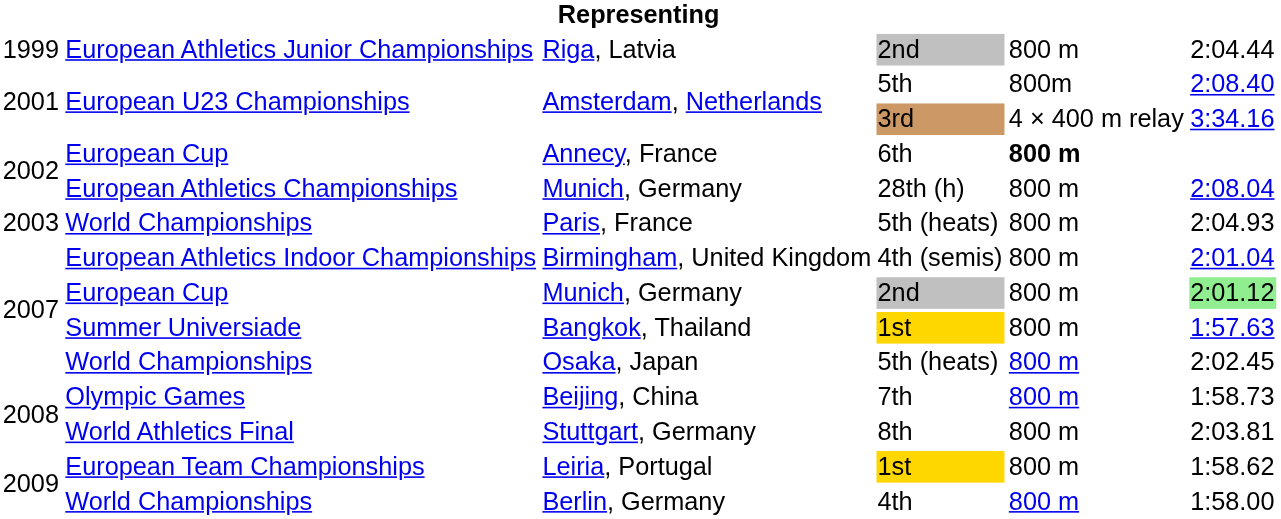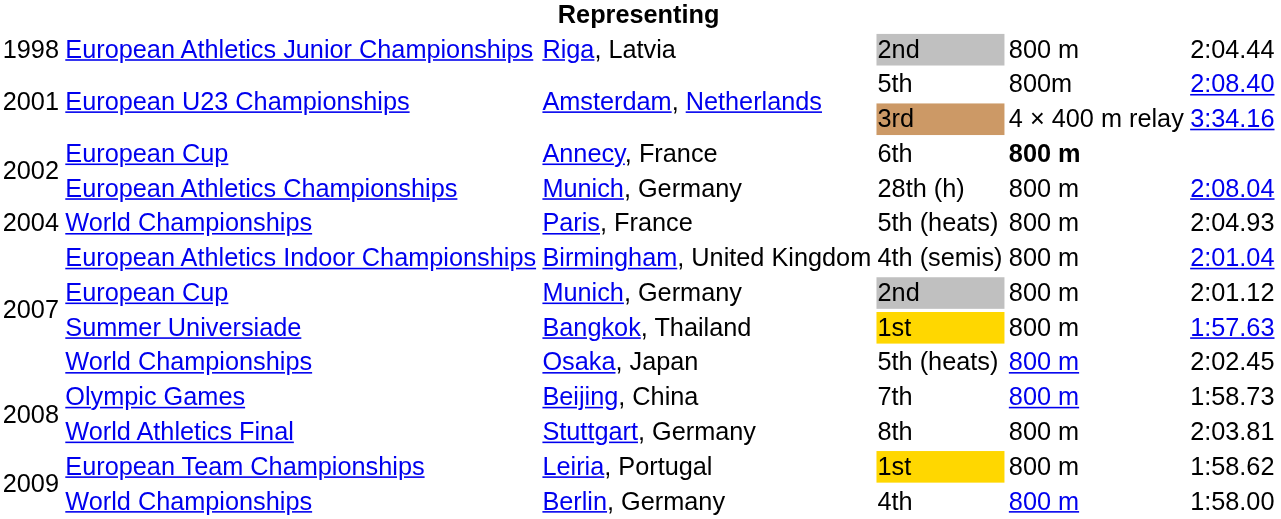(31, 49) 1999 -> (31, 49) 1998
(31, 223) 2003 -> (31, 223) 2004
(1232, 292) lightgreen background -> (1232, 292) no background
